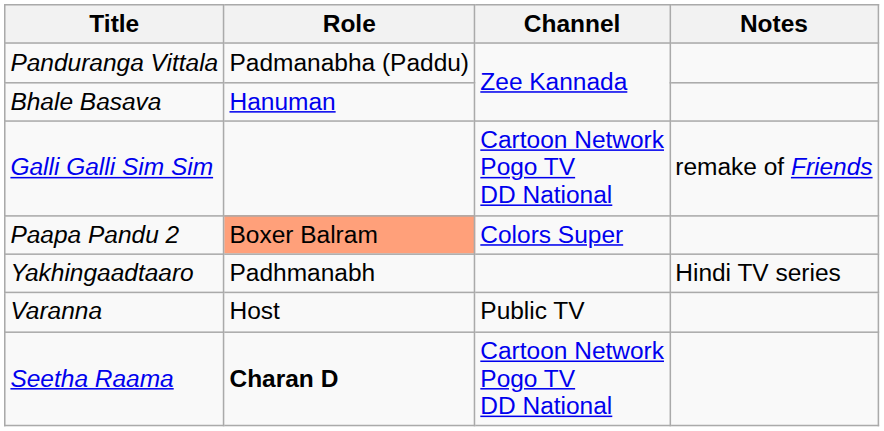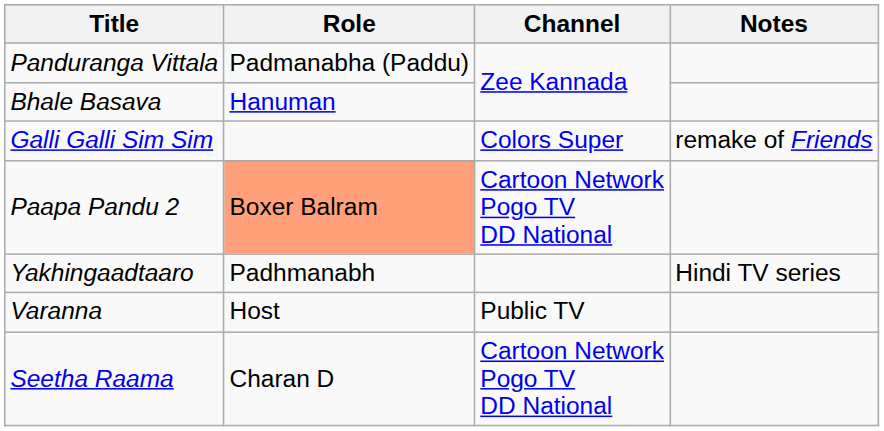(572, 167) Cartoon Network Pogo TV DD National -> (552, 140) Colors Super
(552, 234) Colors Super -> (572, 206) Cartoon Network Pogo TV DD National
(284, 378) bold -> (282, 378) normal
